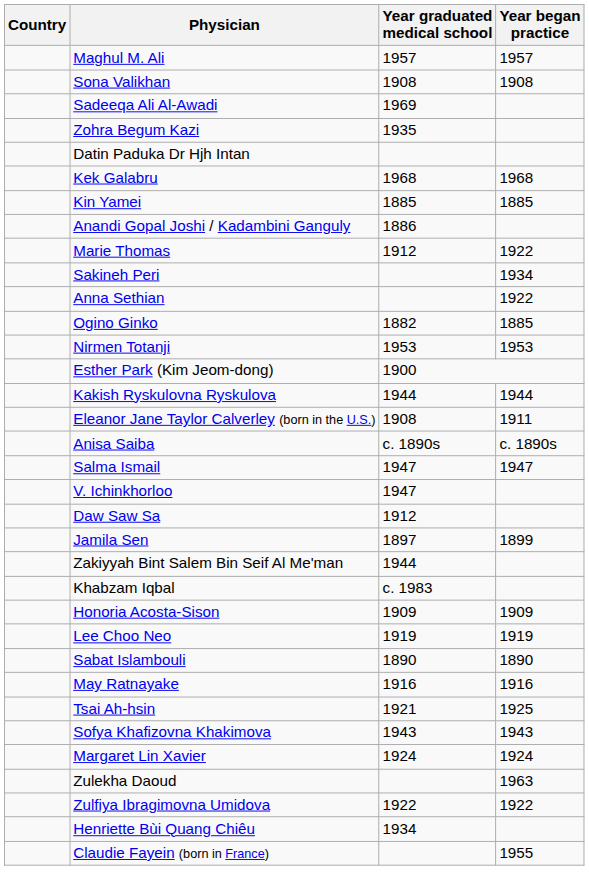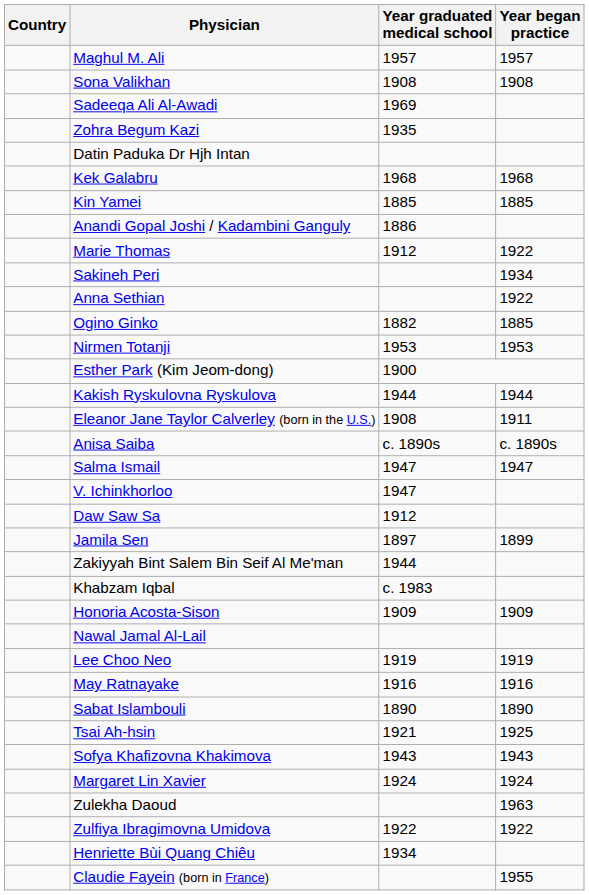+ row: (140, 636)
rows swapped: (126, 684) <-> (129, 660)
